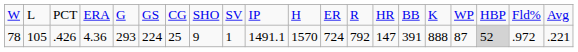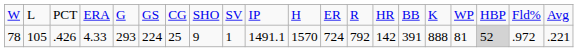(95, 36) 4.36 -> (95, 36) 4.33
(386, 36) 147 -> (386, 36) 142
(461, 36) 87 -> (461, 36) 81
